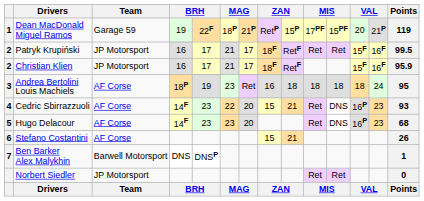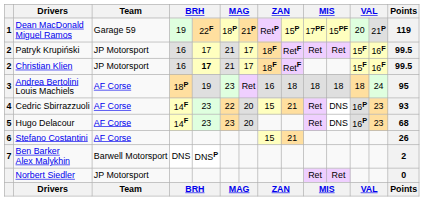(206, 66) normal -> (206, 66) bold
(404, 66) 95.9 -> (404, 66) 99.5
(404, 156) 1 -> (404, 156) 2
